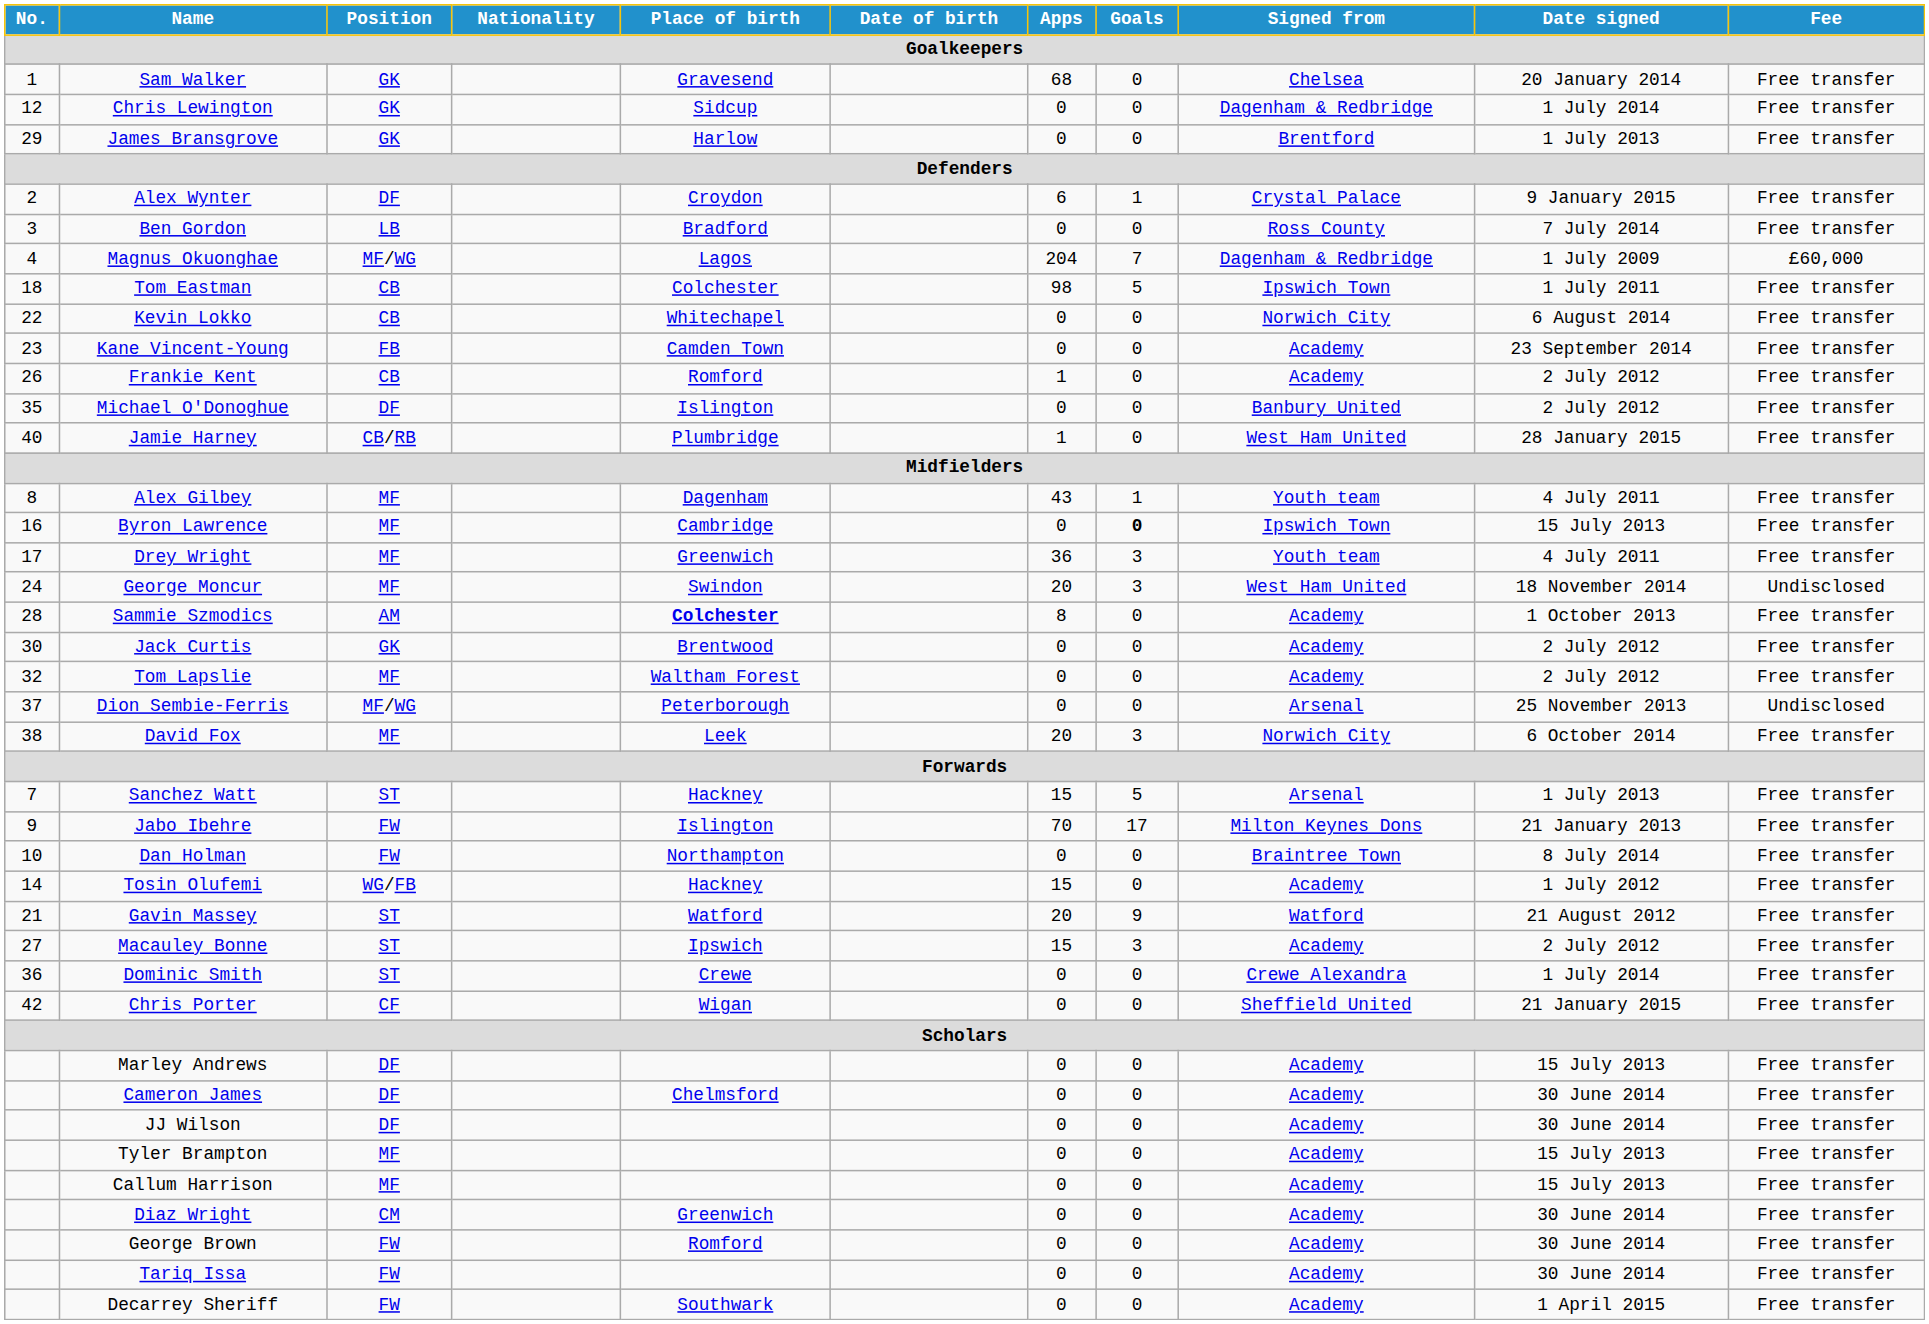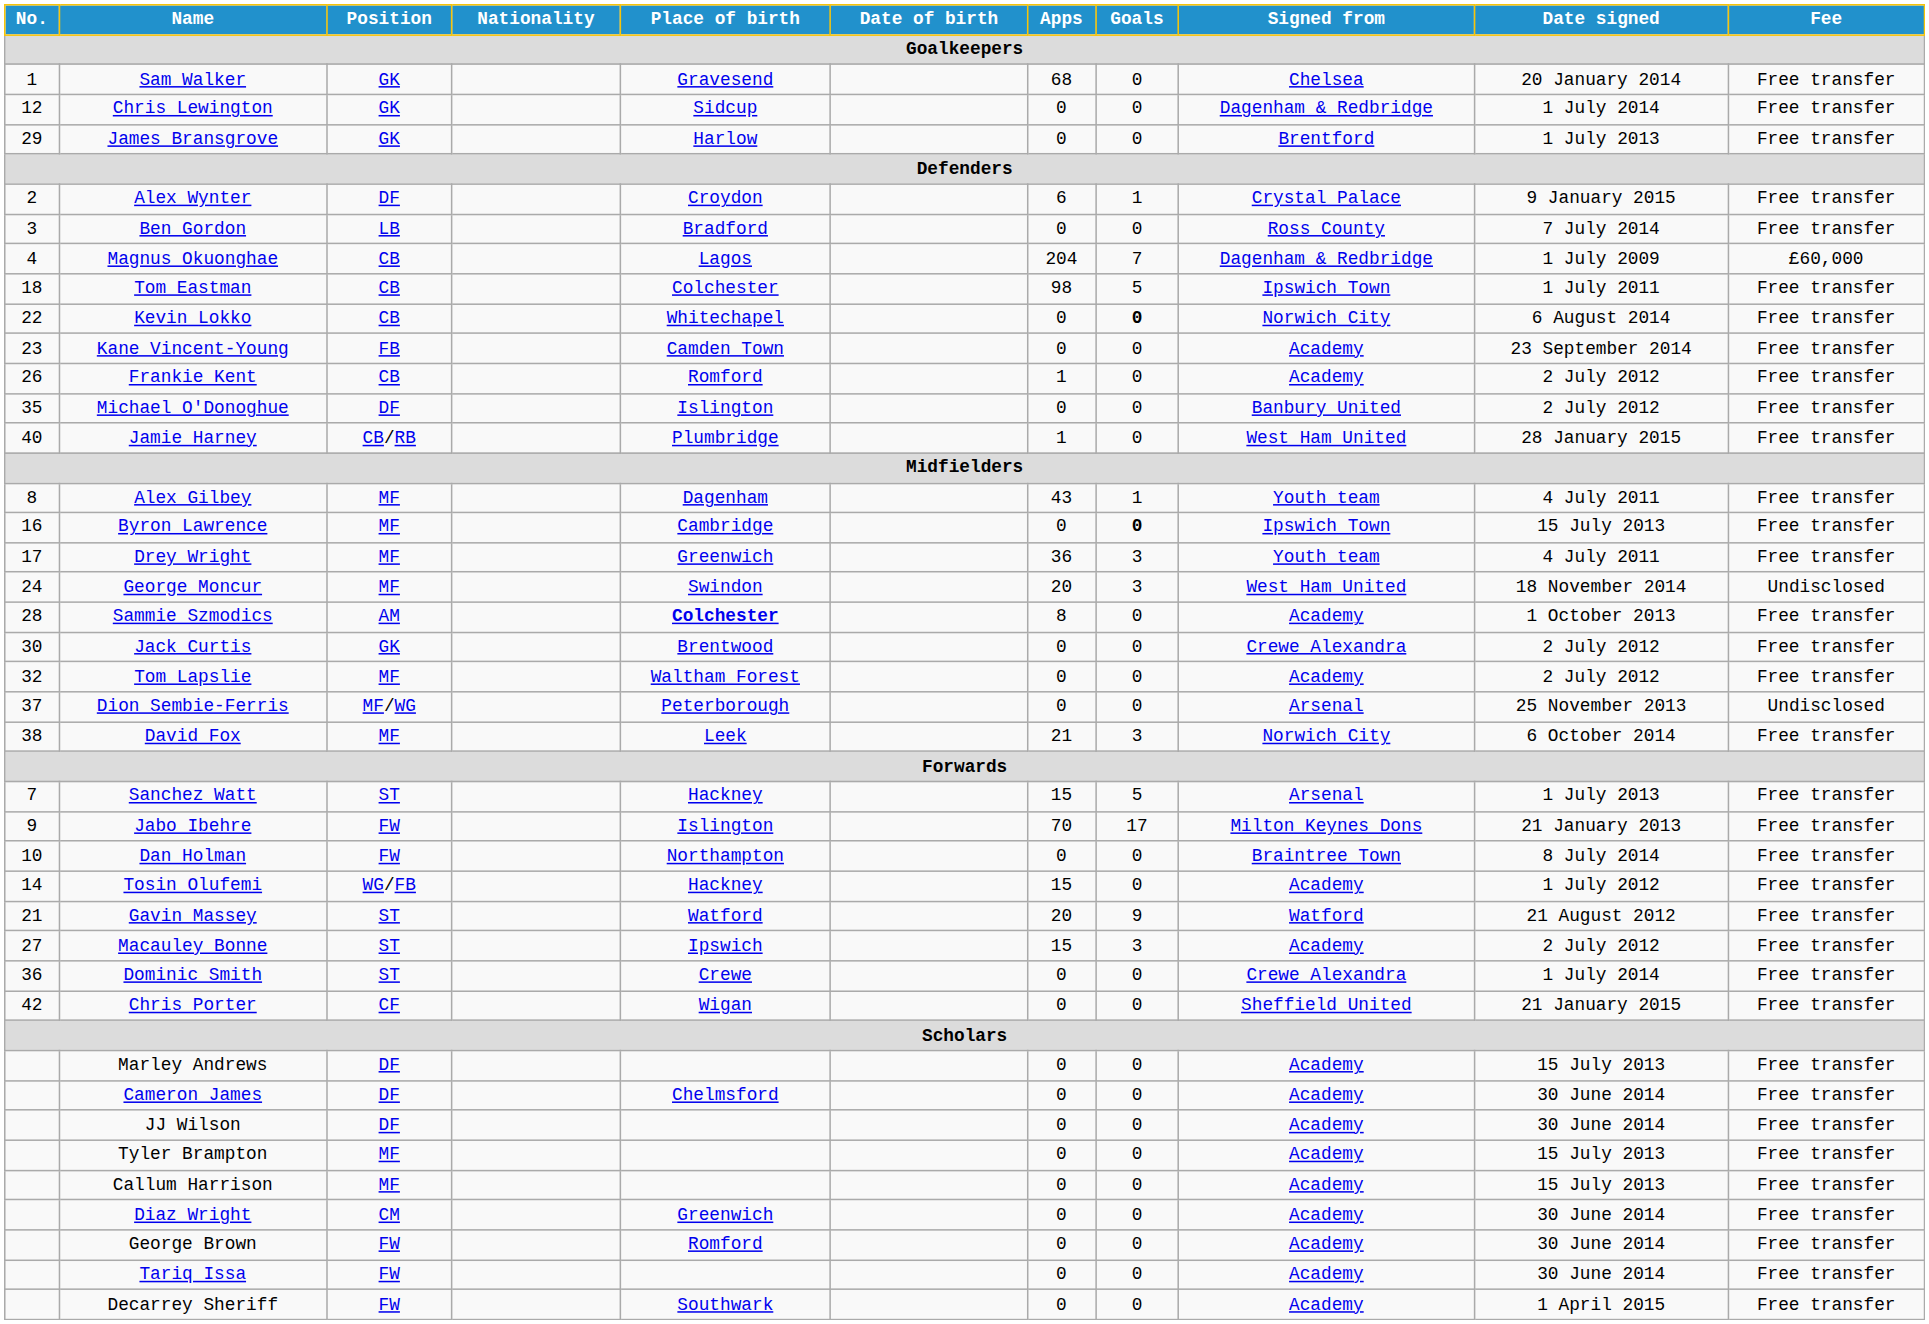(389, 258) MF/WG -> (389, 258) CB
(1137, 318) normal -> (1137, 318) bold
(1326, 647) Academy -> (1326, 647) Crewe Alexandra
(1061, 736) 20 -> (1061, 736) 21
